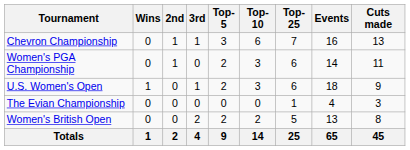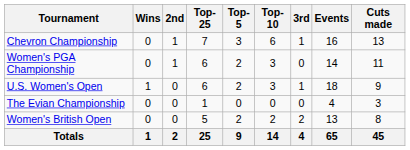columns swapped: (197, 18) <-> (294, 18)
